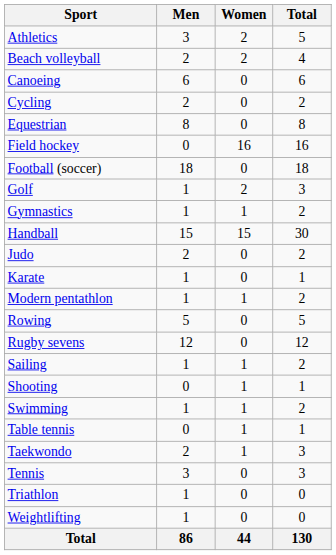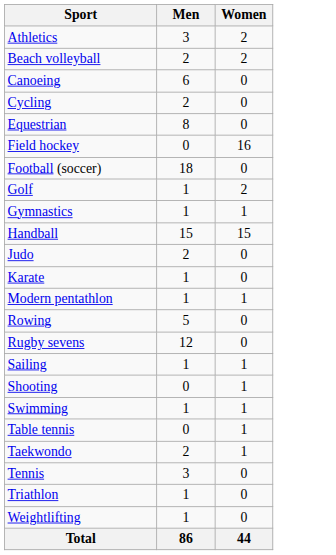- column: (302, 15)
